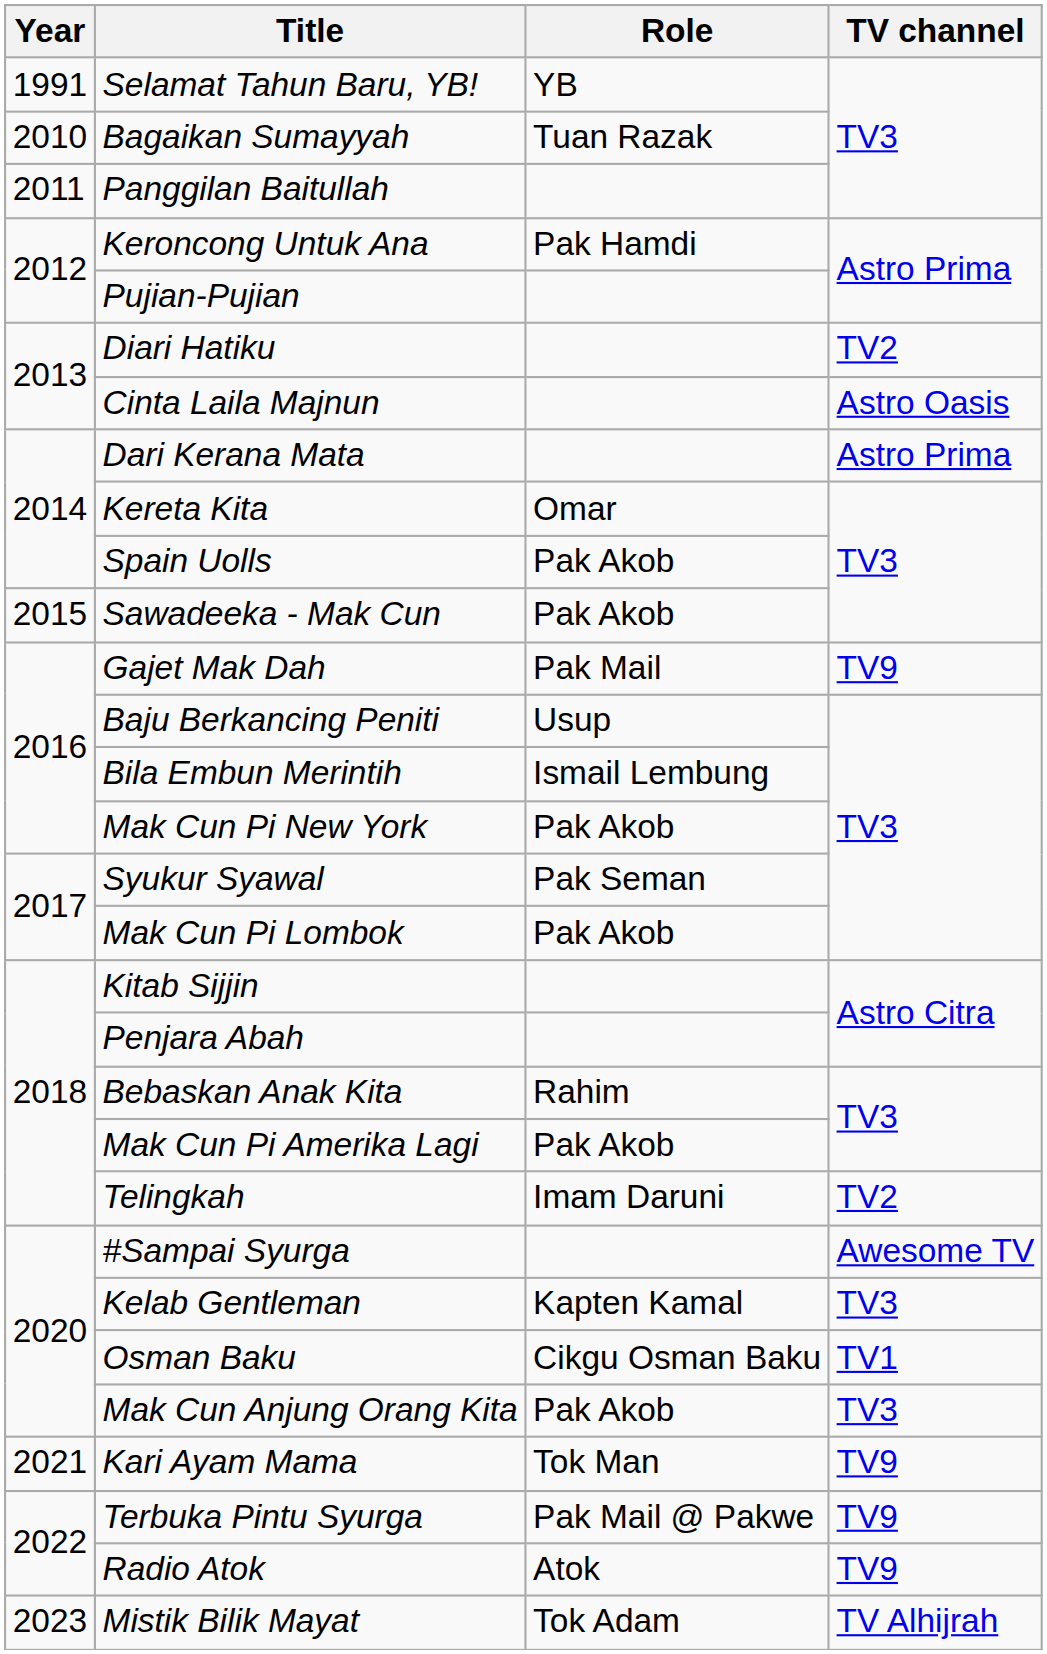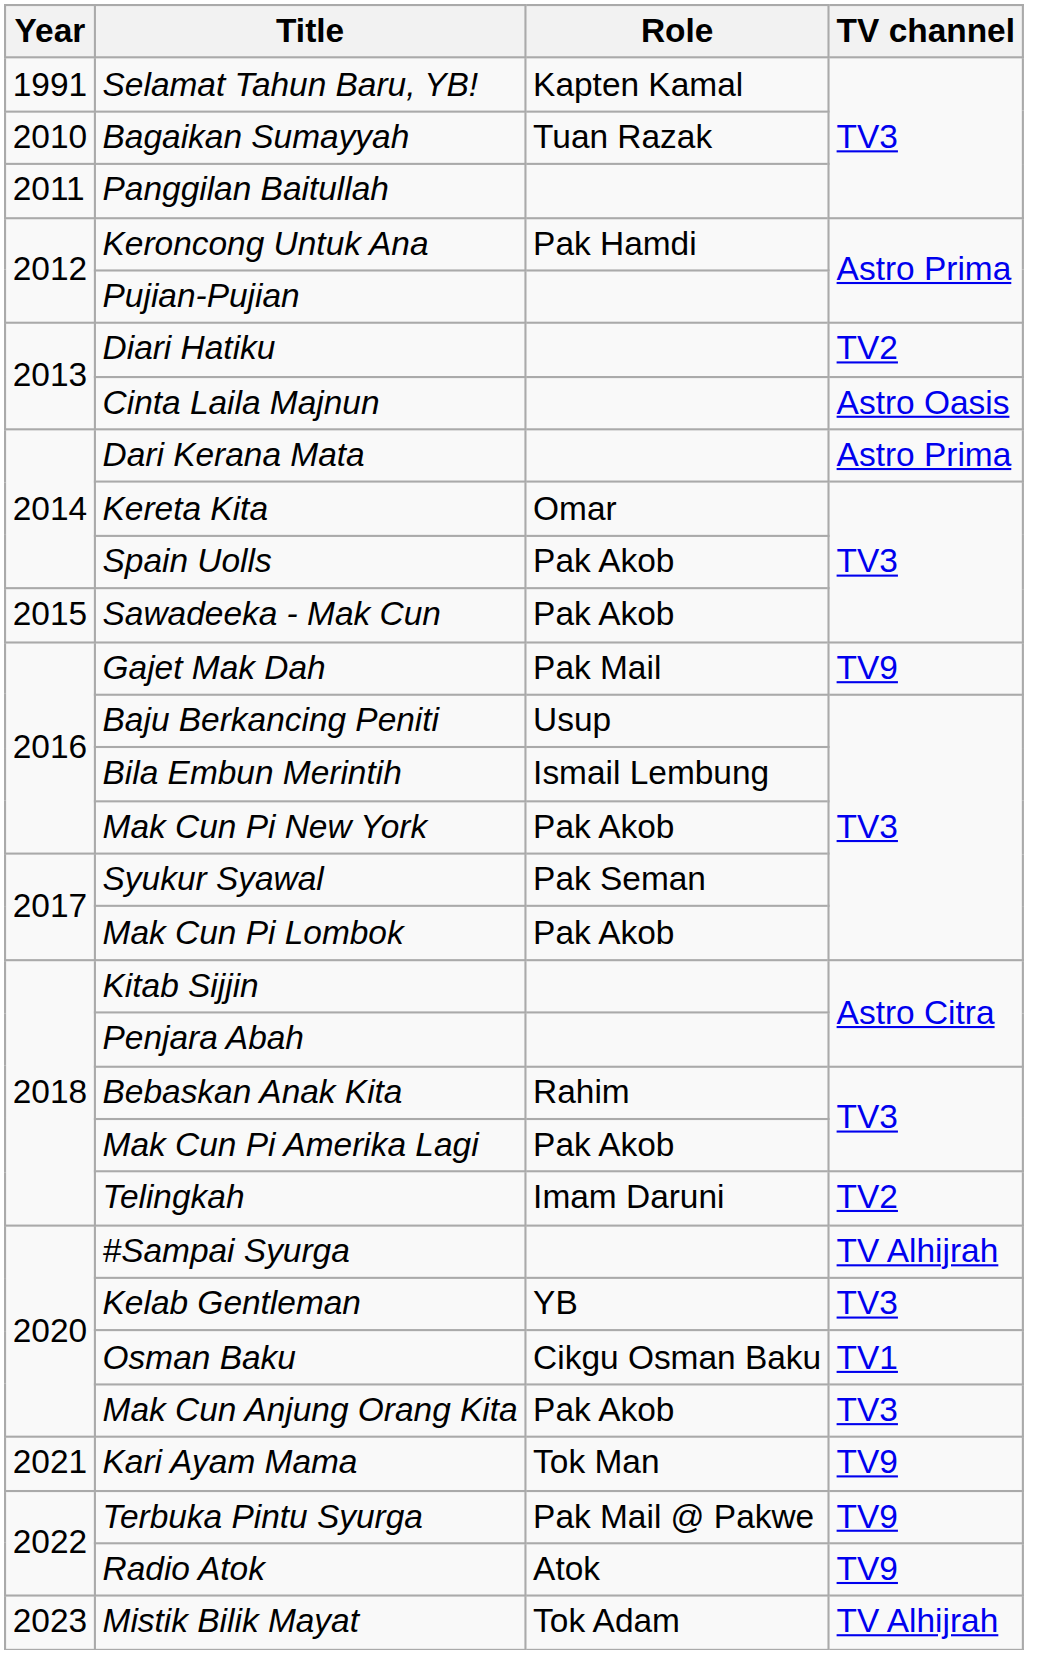(555, 84) YB -> (638, 84) Kapten Kamal
(935, 1250) Awesome TV -> (917, 1250) TV Alhijrah
(638, 1303) Kapten Kamal -> (555, 1303) YB
